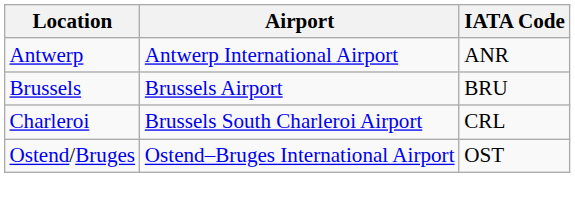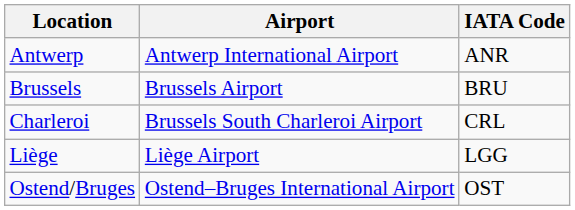+ row: (34, 155)
